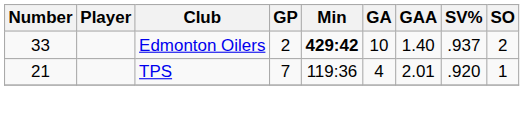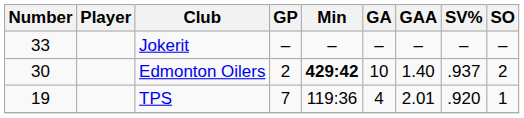+ row: (164, 44)
(40, 44) 33 -> (40, 71) 30
(40, 71) 21 -> (40, 98) 19
